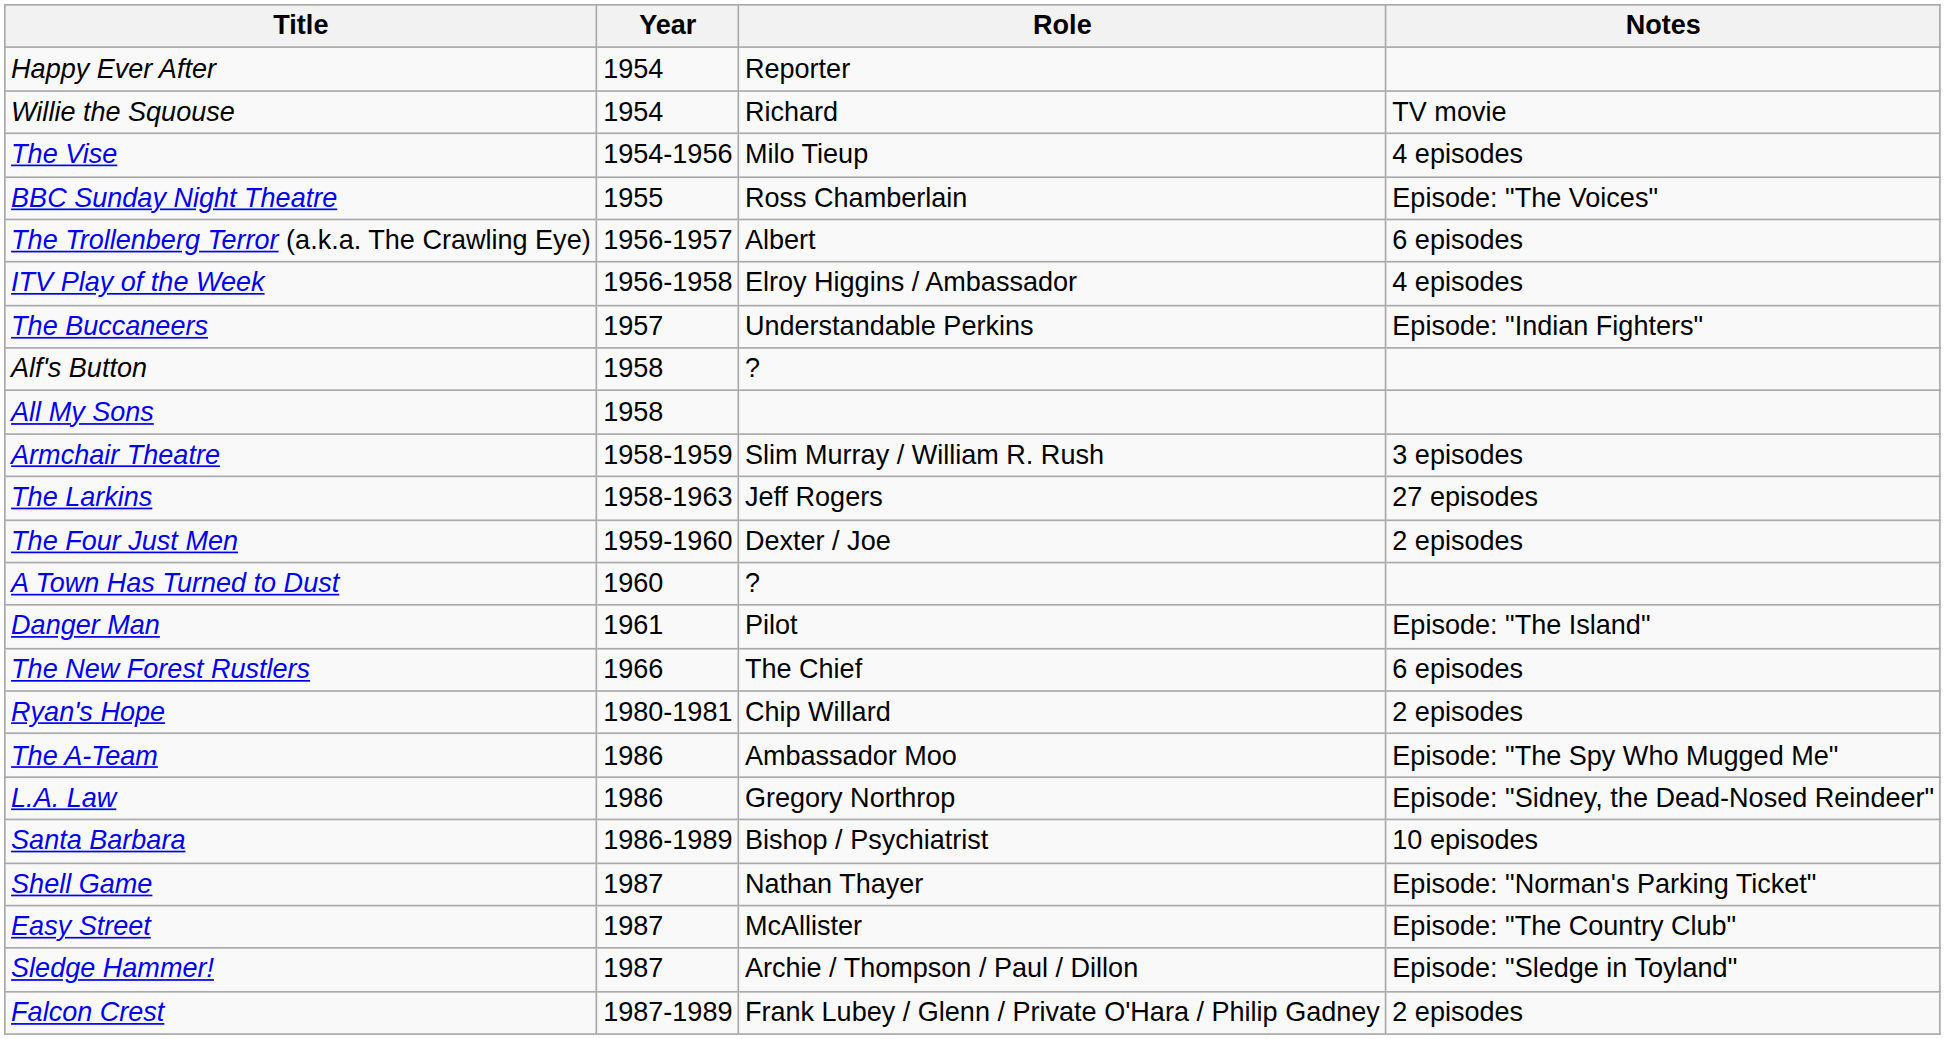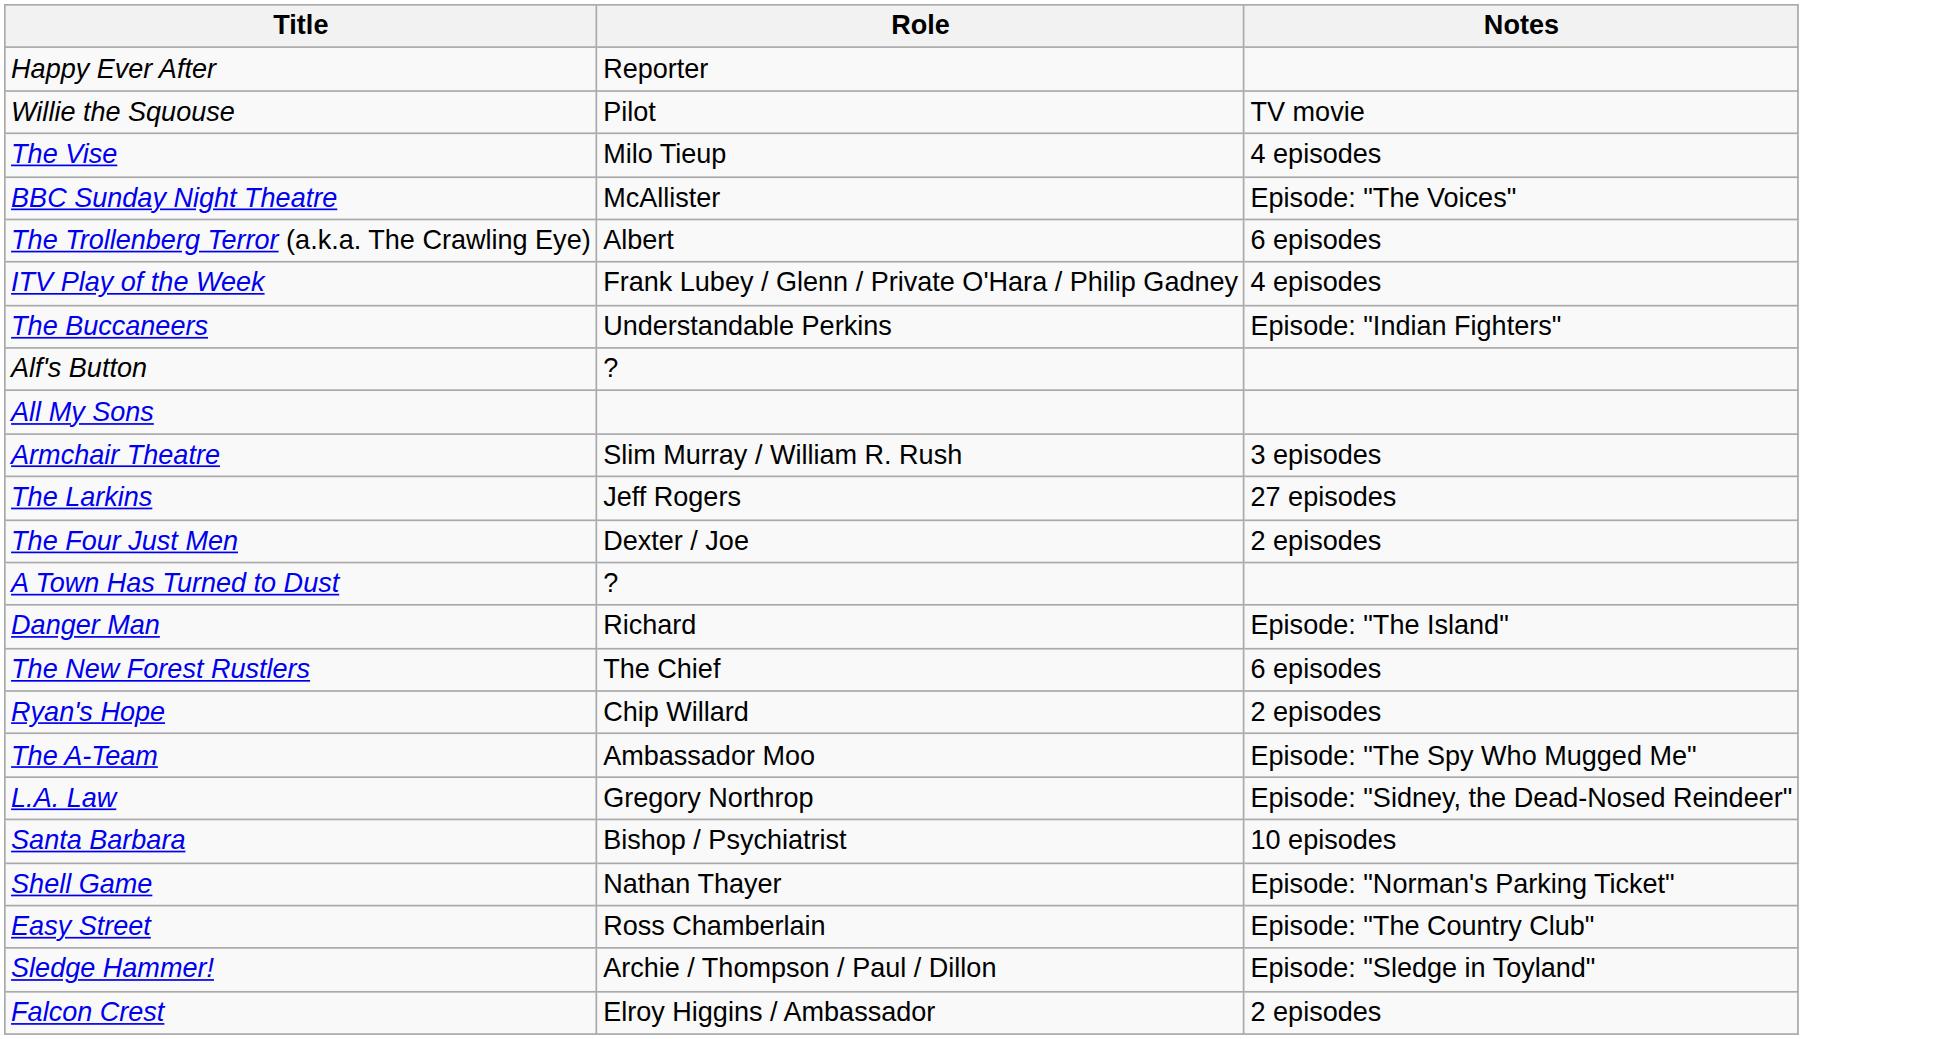- column: (668, 25)
(792, 111) Richard -> (629, 111) Pilot
(856, 197) Ross Chamberlain -> (662, 197) McAllister
(911, 283) Elroy Higgins / Ambassador -> (921, 283) Frank Lubey / Glenn / Private O'Hara / Philip Gadney
(771, 626) Pilot -> (650, 626) Richard
(804, 926) McAllister -> (714, 926) Ross Chamberlain
(1062, 1012) Frank Lubey / Glenn / Private O'Hara / Philip Gadney -> (769, 1012) Elroy Higgins / Ambassador
